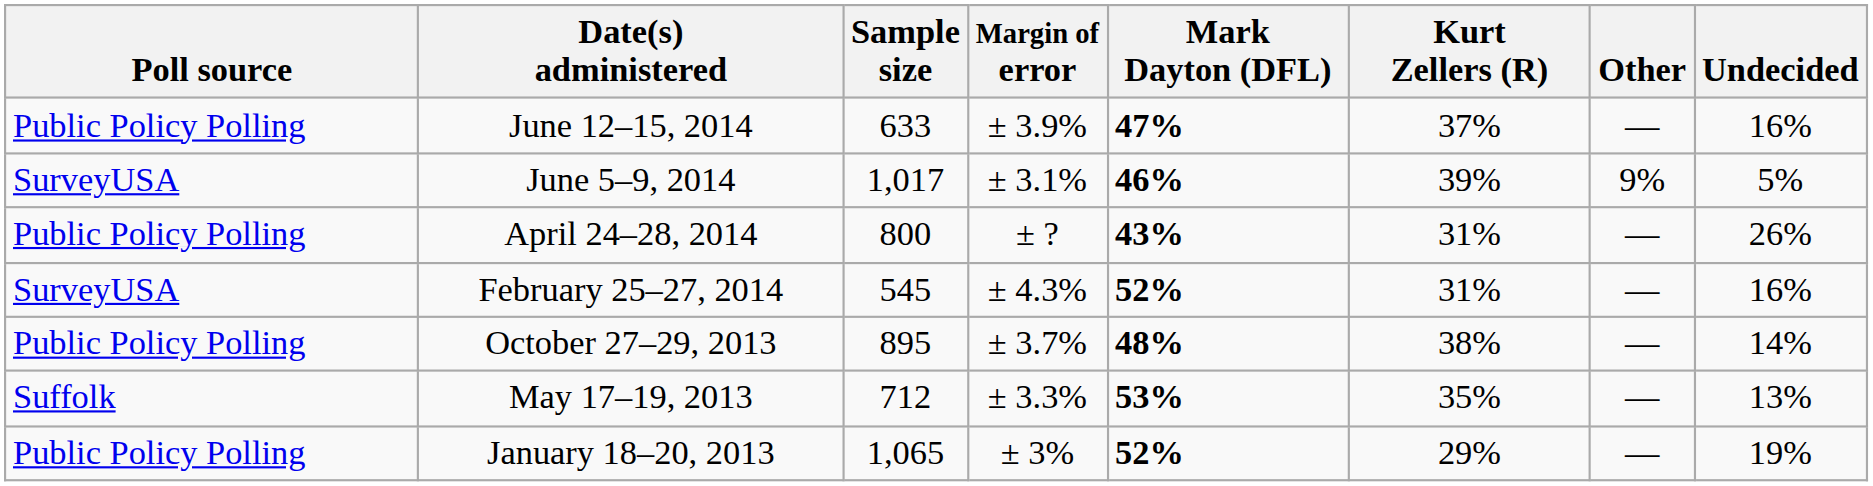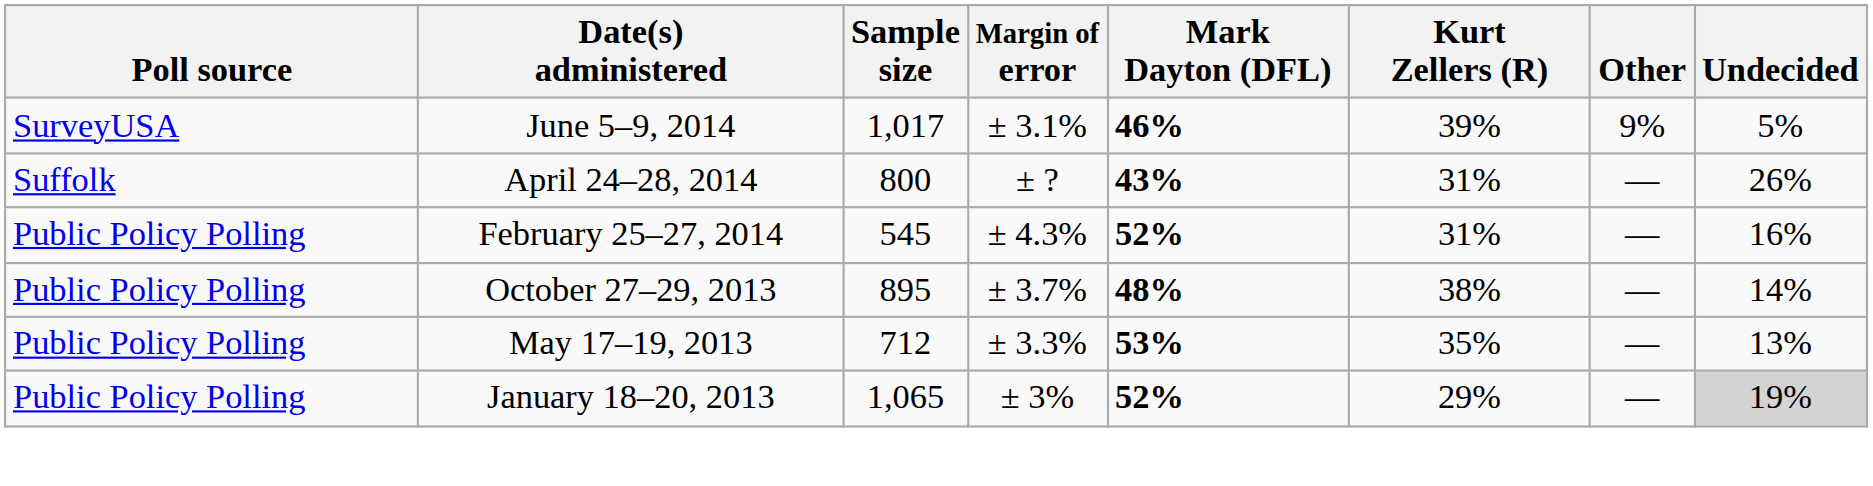- row: (631, 125)
(159, 234) Public Policy Polling -> (64, 179) Suffolk
(96, 288) SurveyUSA -> (159, 234) Public Policy Polling
(64, 397) Suffolk -> (159, 343) Public Policy Polling
(1780, 452) no background -> (1780, 397) lightgrey background
